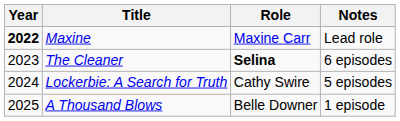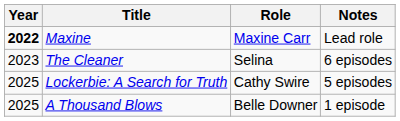(255, 60) bold -> (253, 60) normal
(23, 82) 2024 -> (23, 82) 2025
